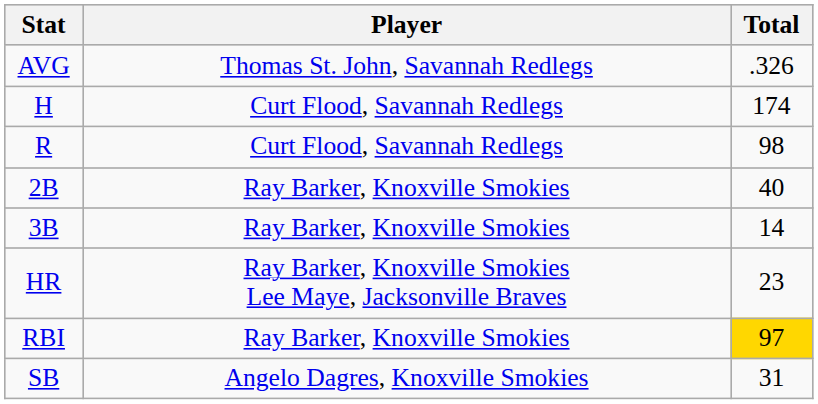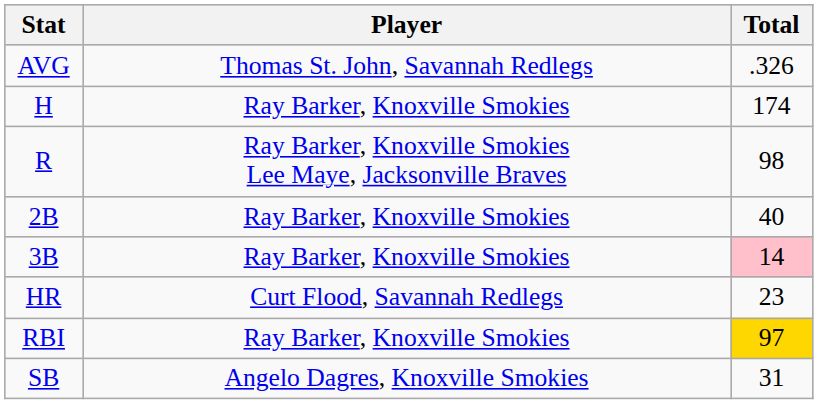(407, 106) Curt Flood, Savannah Redlegs -> (407, 106) Ray Barker, Knoxville Smokies
(407, 146) Curt Flood, Savannah Redlegs -> (407, 160) Ray Barker, Knoxville Smokies Lee Maye, Jacksonville Braves
(771, 227) no background -> (771, 256) pink background
(407, 282) Ray Barker, Knoxville Smokies Lee Maye, Jacksonville Braves -> (407, 297) Curt Flood, Savannah Redlegs
